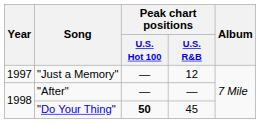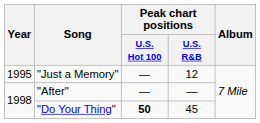(19, 74) 1997 -> (19, 74) 1995
